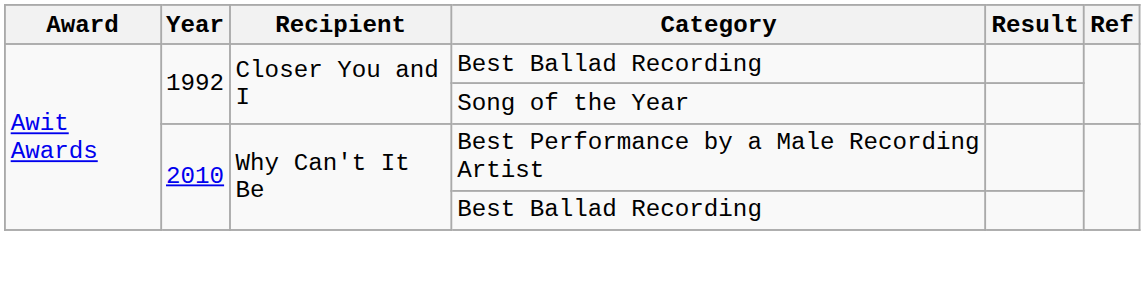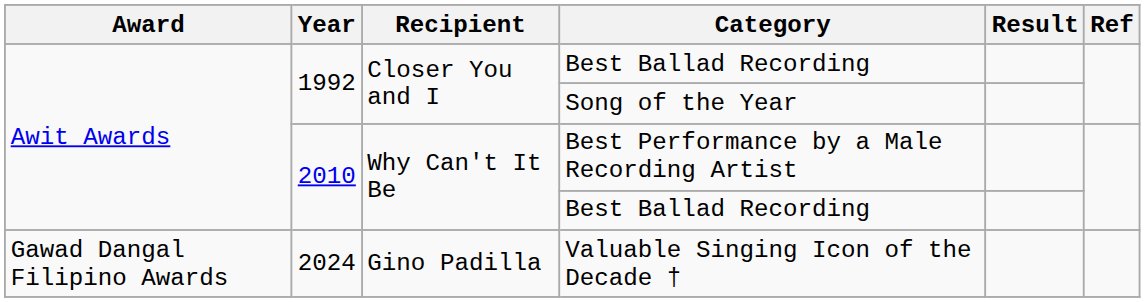+ row: (327, 264)
